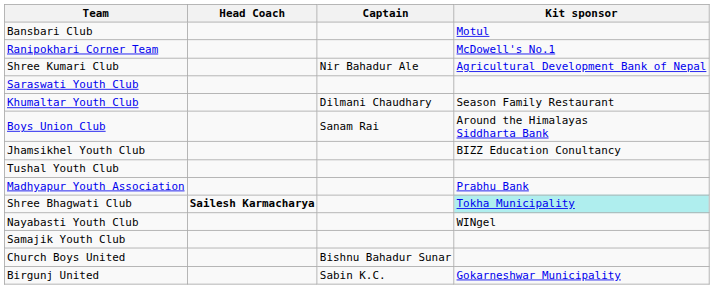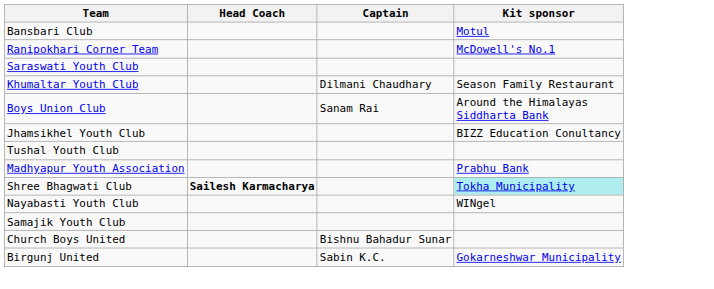- row: (63, 67)
